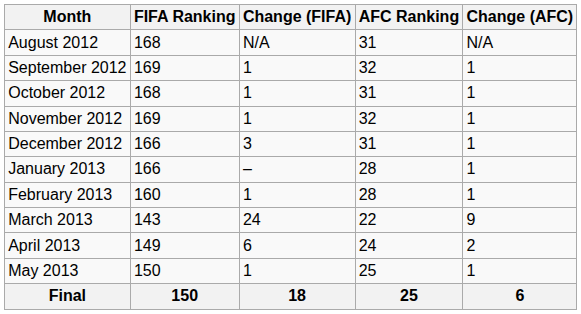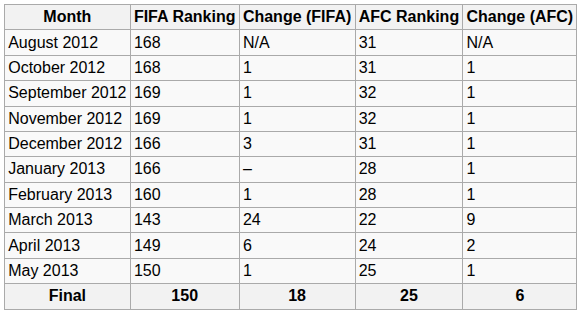rows swapped: (67, 67) <-> (57, 93)
